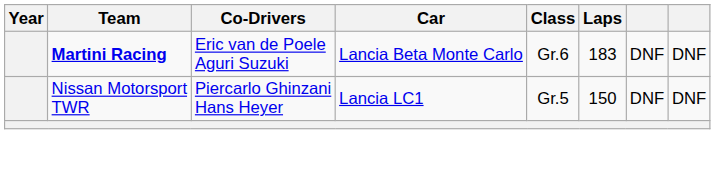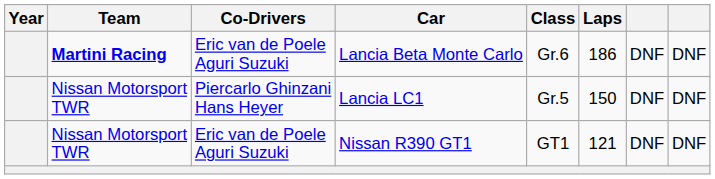(603, 54) 183 -> (603, 54) 186
+ row: (405, 144)
